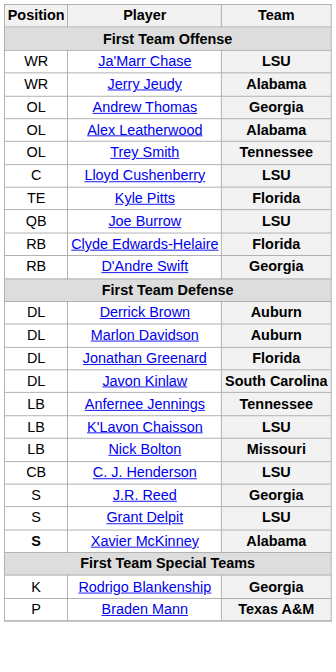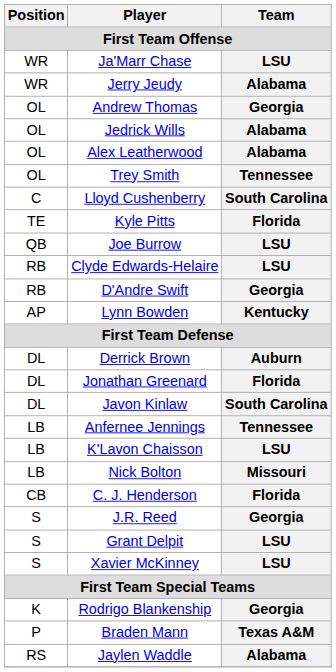+ row: (145, 130)
(276, 175) LSU -> (276, 198) South Carolina
(276, 244) Florida -> (276, 267) LSU
+ row: (145, 312)
- row: (145, 335)
(276, 472) LSU -> (276, 495) Florida
(36, 541) bold -> (36, 564) normal
(276, 541) Alabama -> (276, 564) LSU
+ row: (145, 655)
